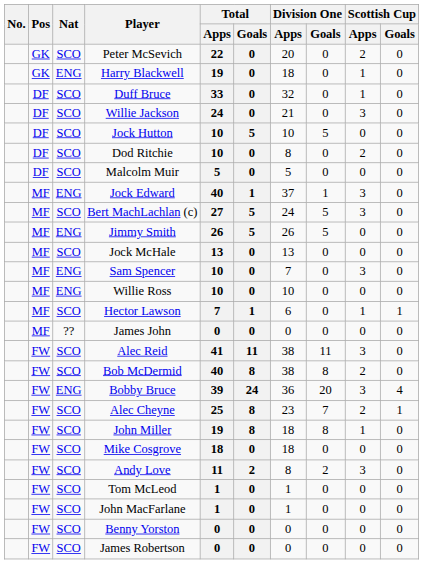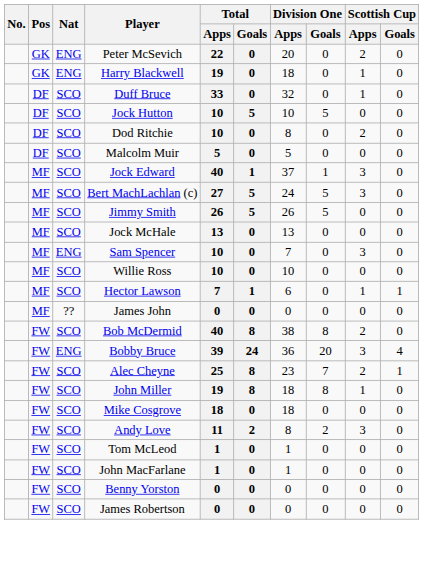(69, 53) SCO -> (69, 53) ENG
- row: (142, 113)
(69, 192) ENG -> (69, 172) SCO
(69, 232) ENG -> (69, 212) SCO
(69, 291) ENG -> (69, 271) SCO
- row: (142, 350)
